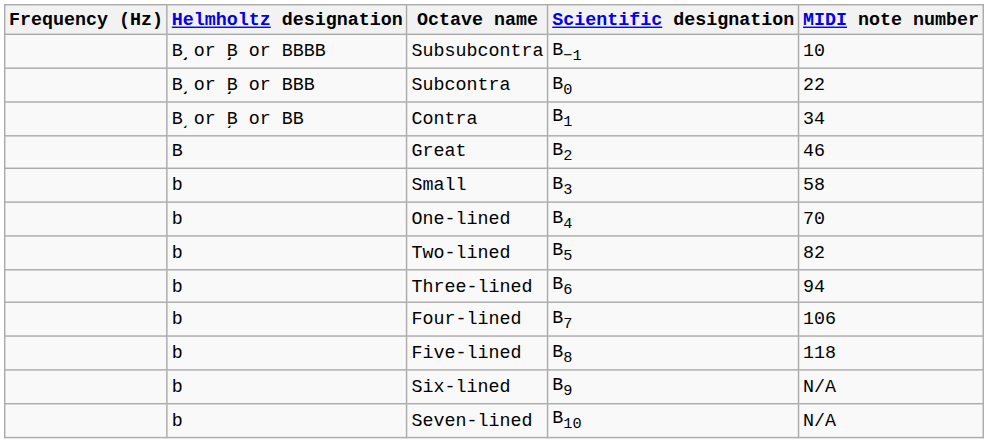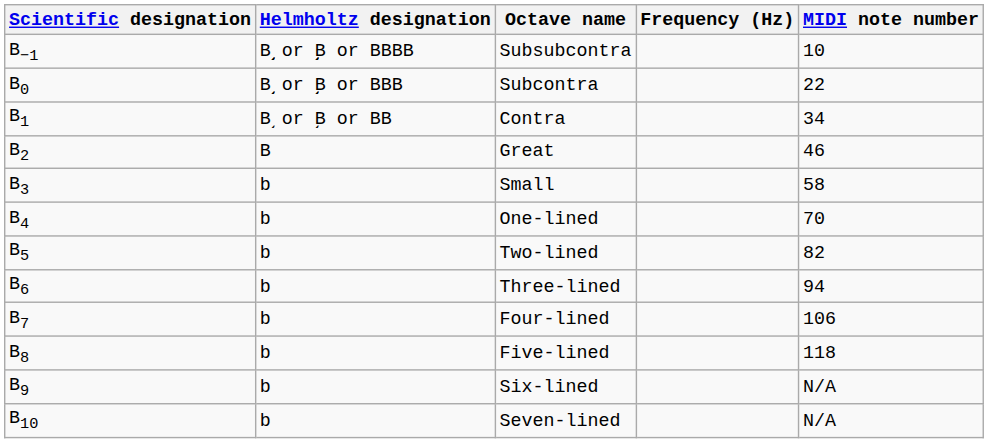columns swapped: (673, 20) <-> (86, 20)
